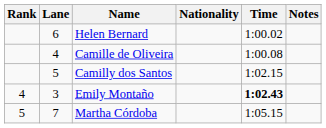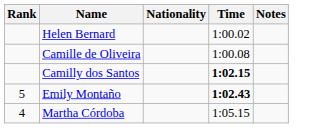- column: (56, 14)
(264, 73) normal -> (231, 73) bold
(22, 93) 4 -> (22, 93) 5
(22, 113) 5 -> (22, 113) 4
